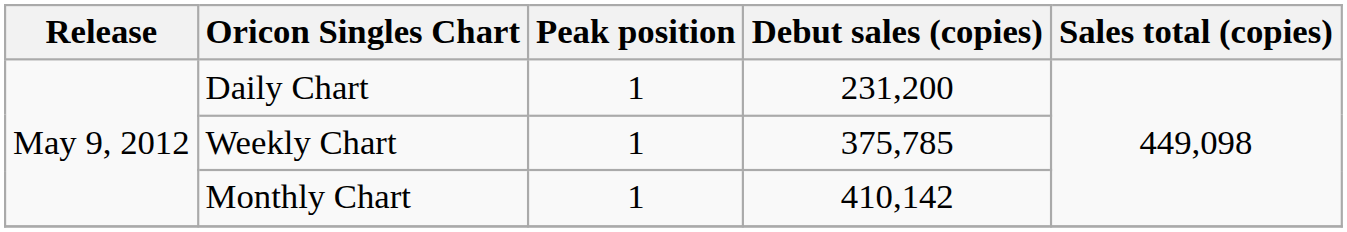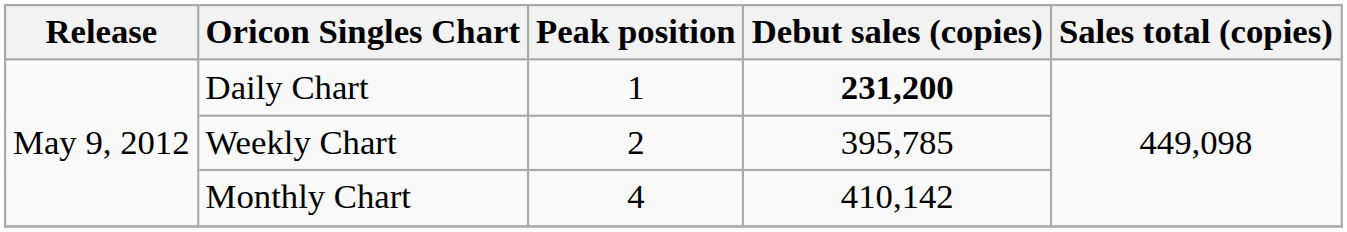(897, 87) normal -> (897, 87) bold
(636, 142) 1 -> (636, 142) 2
(897, 142) 375,785 -> (897, 142) 395,785
(636, 197) 1 -> (636, 197) 4
